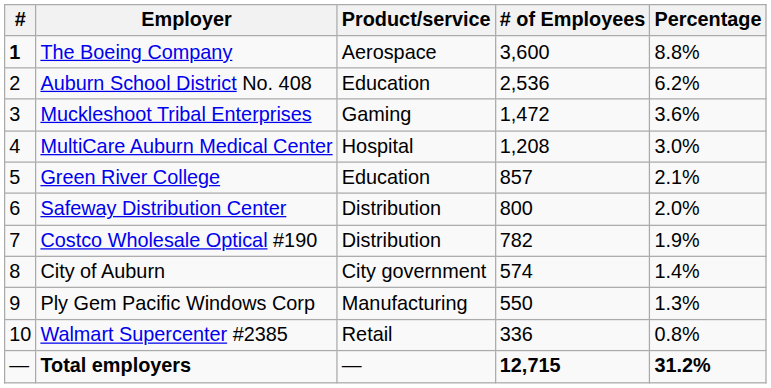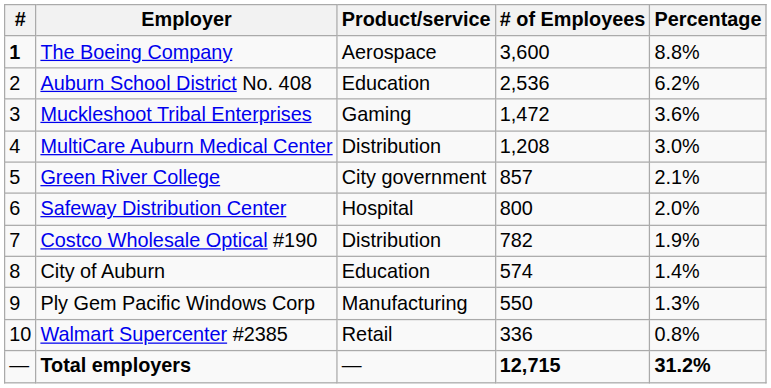(378, 146) Hospital -> (391, 146) Distribution
(386, 177) Education -> (414, 177) City government
(391, 209) Distribution -> (378, 209) Hospital
(414, 271) City government -> (386, 271) Education
